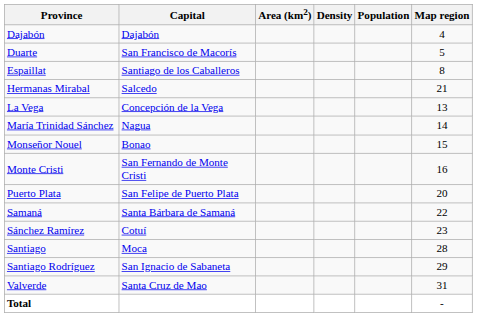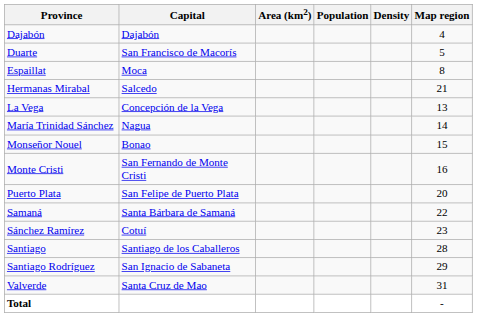columns swapped: (383, 14) <-> (335, 14)
(181, 70) Santiago de los Caballeros -> (134, 70) Moca
(134, 248) Moca -> (181, 248) Santiago de los Caballeros
